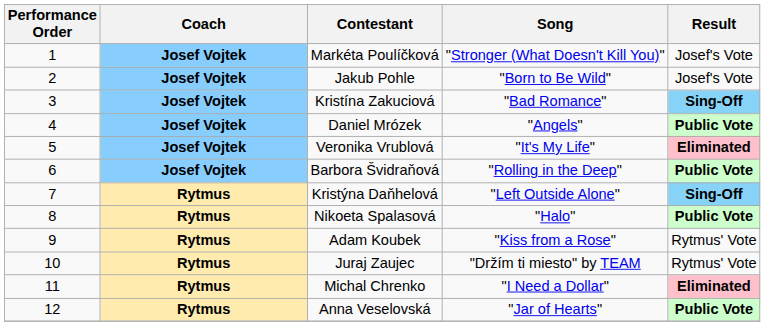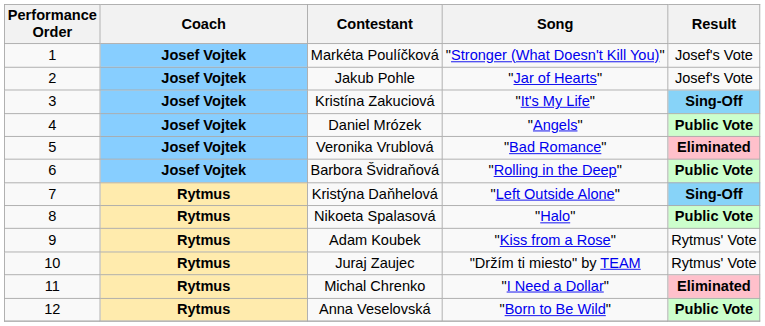(555, 78) "Born to Be Wild" -> (555, 78) "Jar of Hearts"
(555, 101) "Bad Romance" -> (555, 101) "It's My Life"
(555, 147) "It's My Life" -> (555, 147) "Bad Romance"
(555, 309) "Jar of Hearts" -> (555, 309) "Born to Be Wild"
